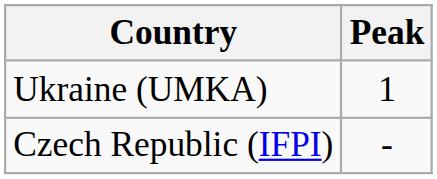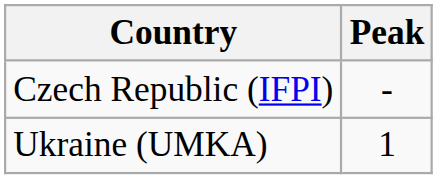rows swapped: (140, 88) <-> (173, 144)
